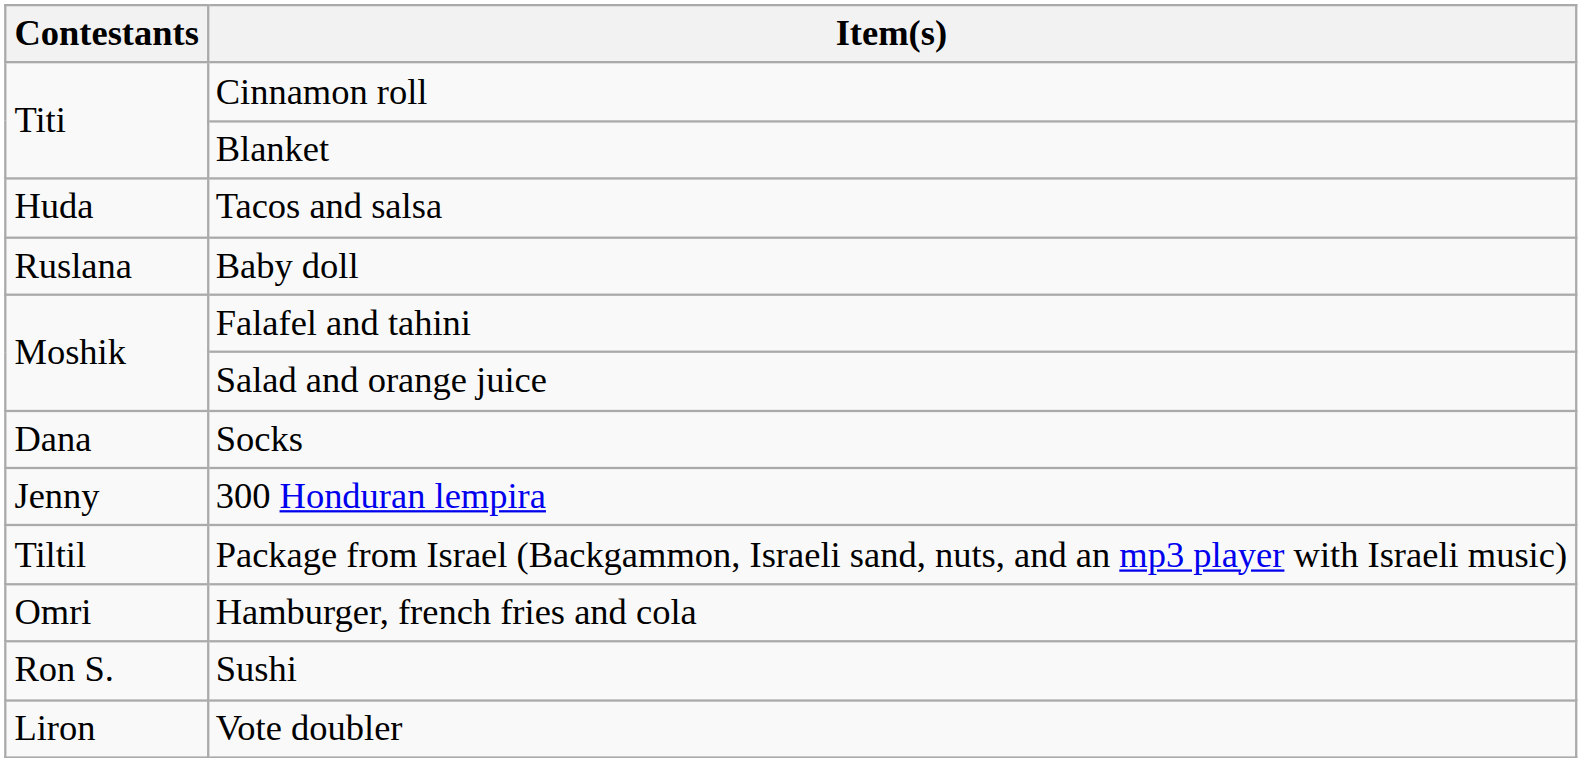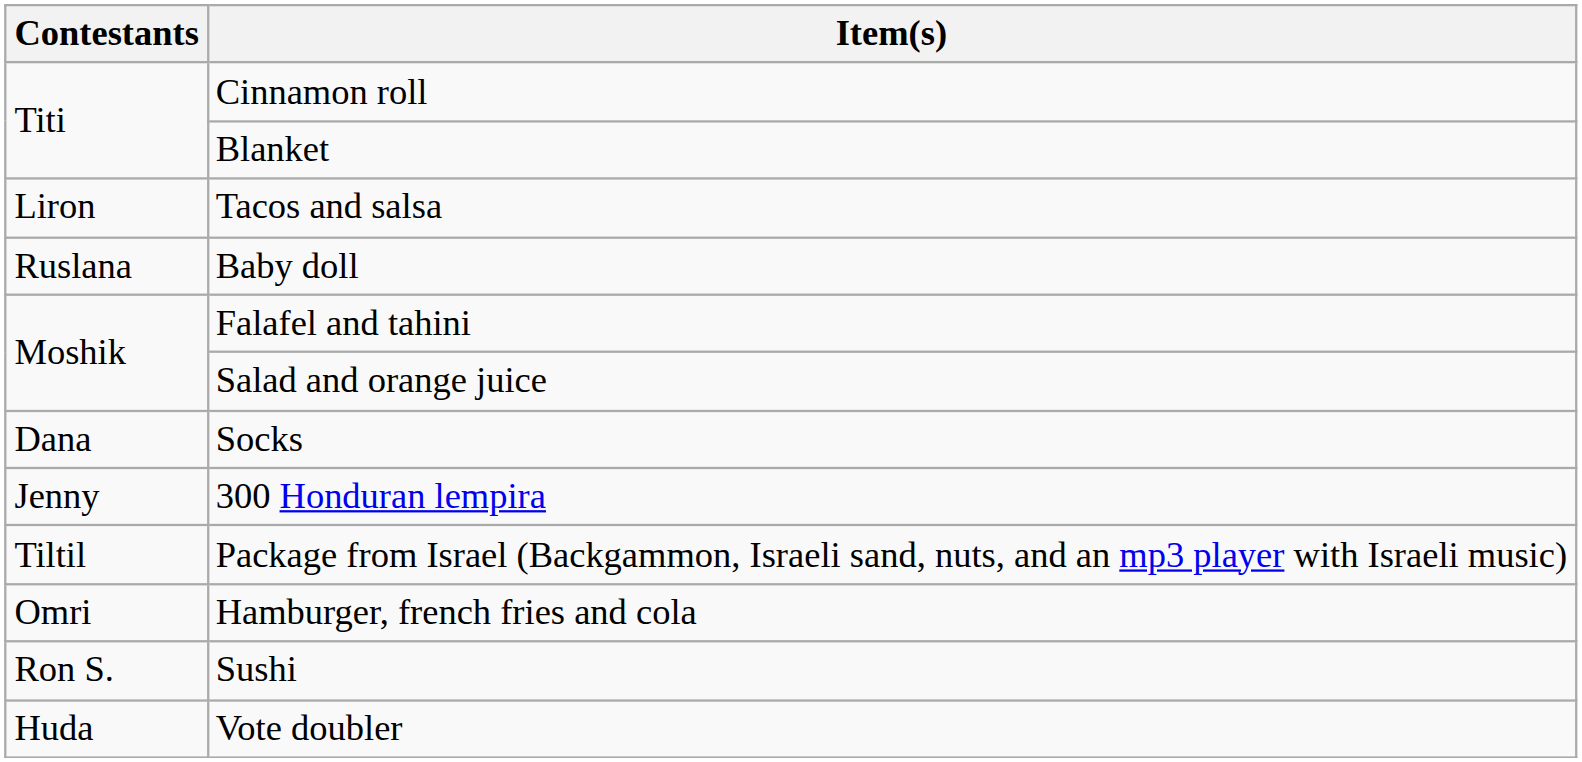(54, 206) Huda -> (55, 206) Liron
(55, 727) Liron -> (54, 727) Huda
